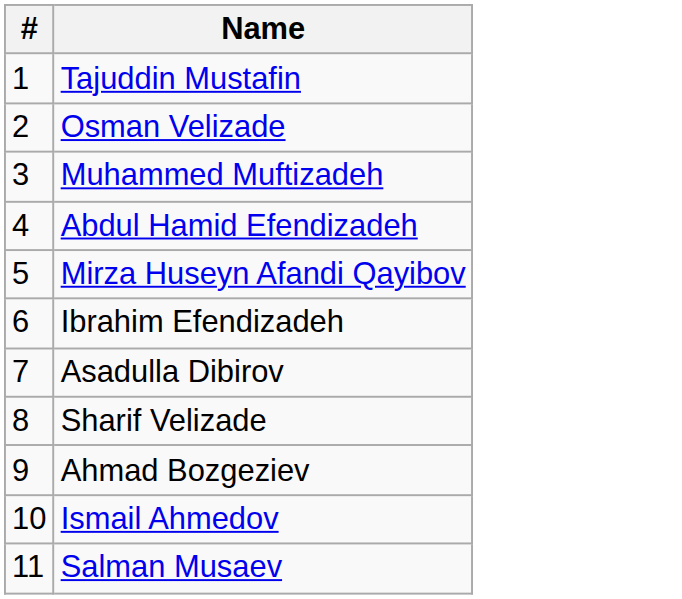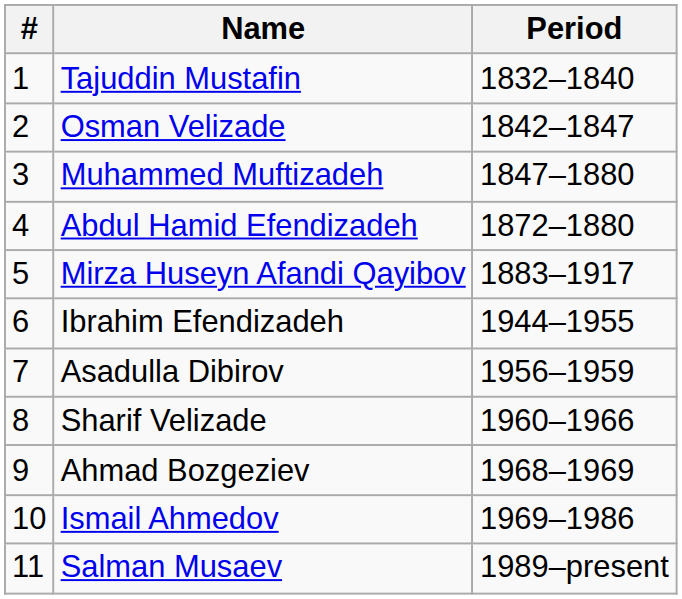+ column: (574, 28)
